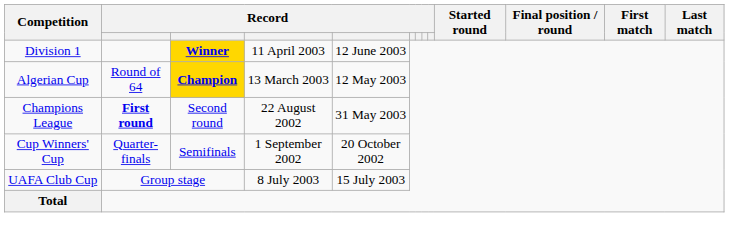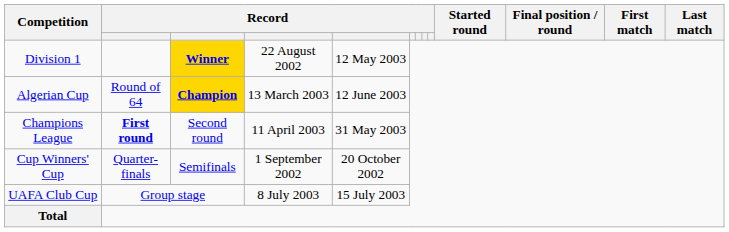(288, 51) 11 April 2003 -> (288, 58) 22 August 2002
(371, 51) 12 June 2003 -> (371, 58) 12 May 2003
(371, 79) 12 May 2003 -> (371, 94) 12 June 2003
(288, 115) 22 August 2002 -> (288, 130) 11 April 2003
